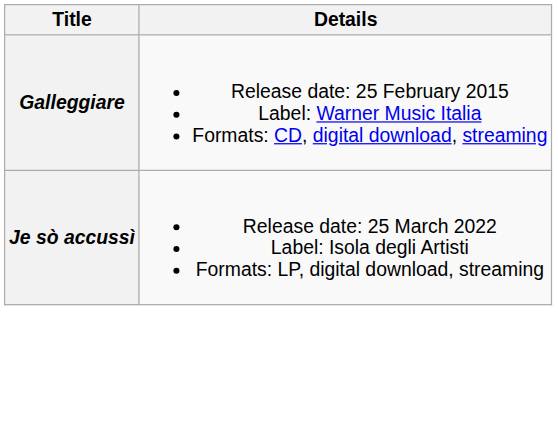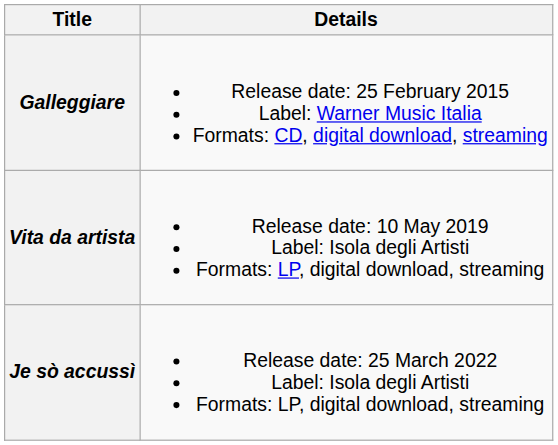+ row: (72, 237)
